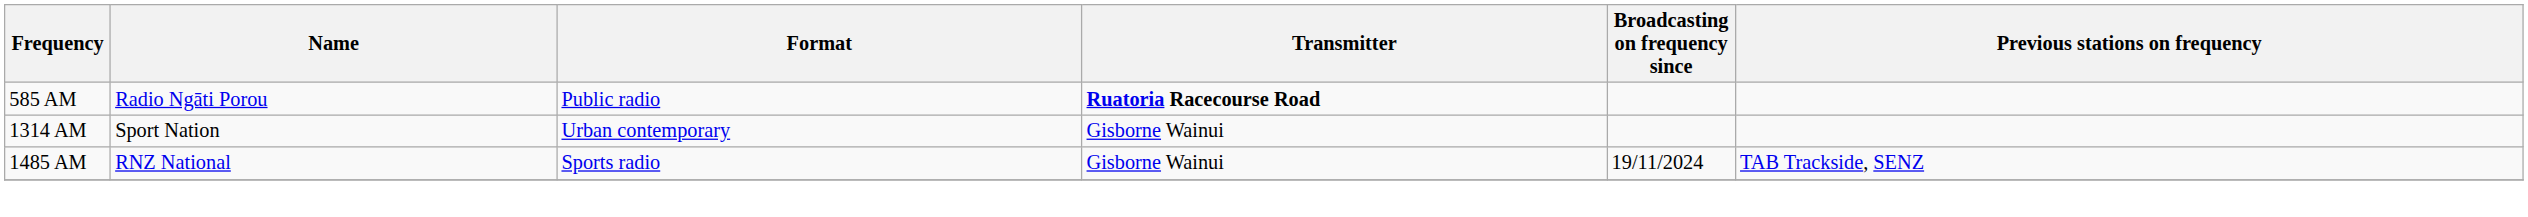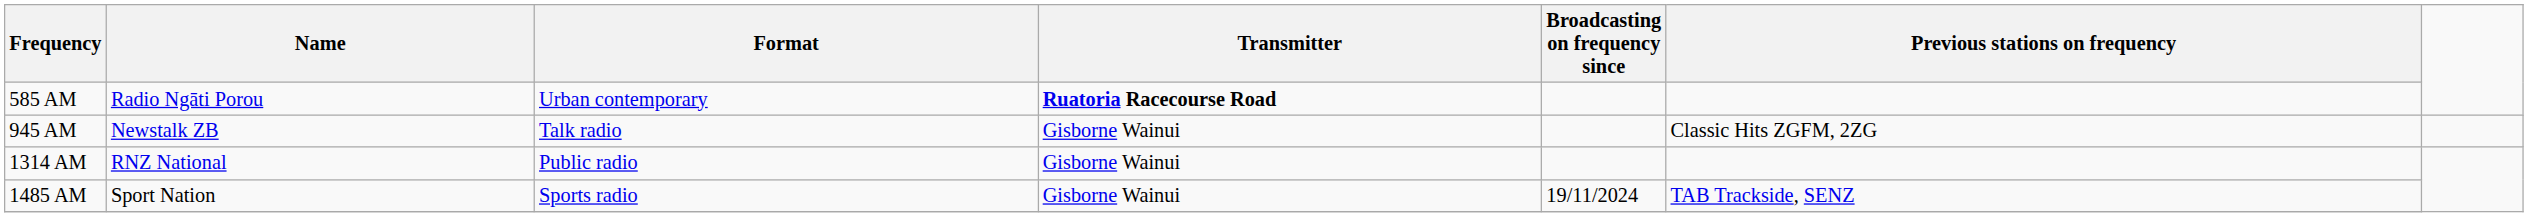(611, 98) Public radio -> (623, 98) Urban contemporary
+ row: (43, 130)
(167, 130) Sport Nation -> (169, 163) RNZ National
(646, 130) Urban contemporary -> (588, 163) Public radio
(173, 163) RNZ National -> (163, 195) Sport Nation
